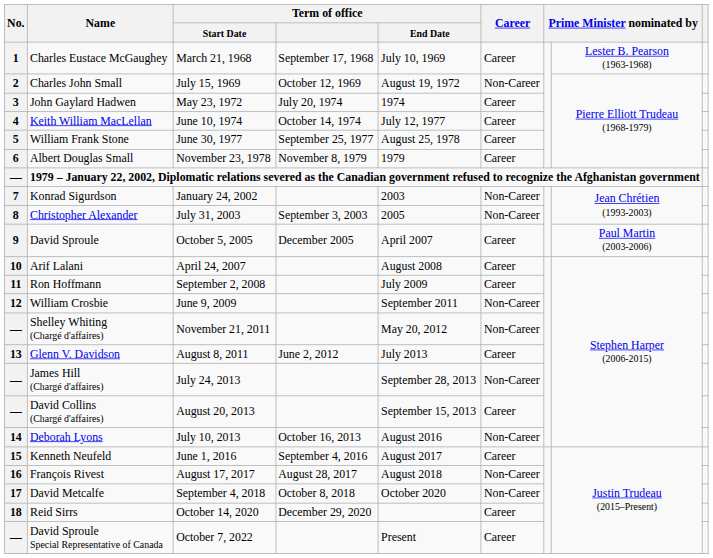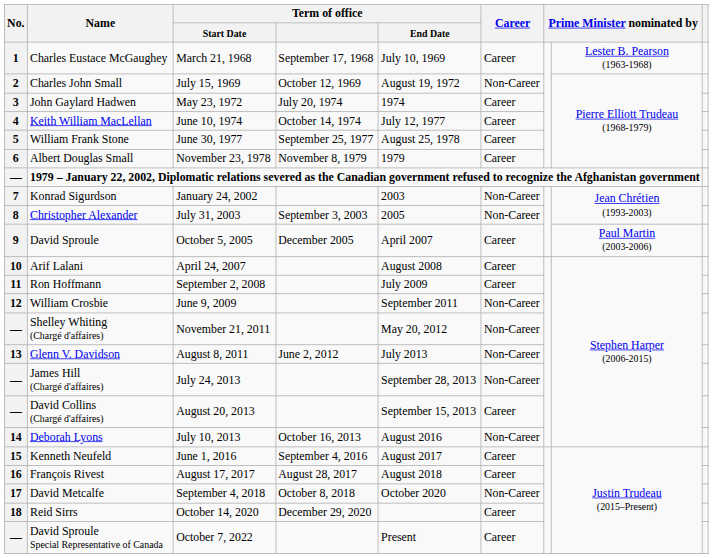(500, 354) Career -> (512, 354) Non-Career
(512, 474) Non-Career -> (500, 474) Career
